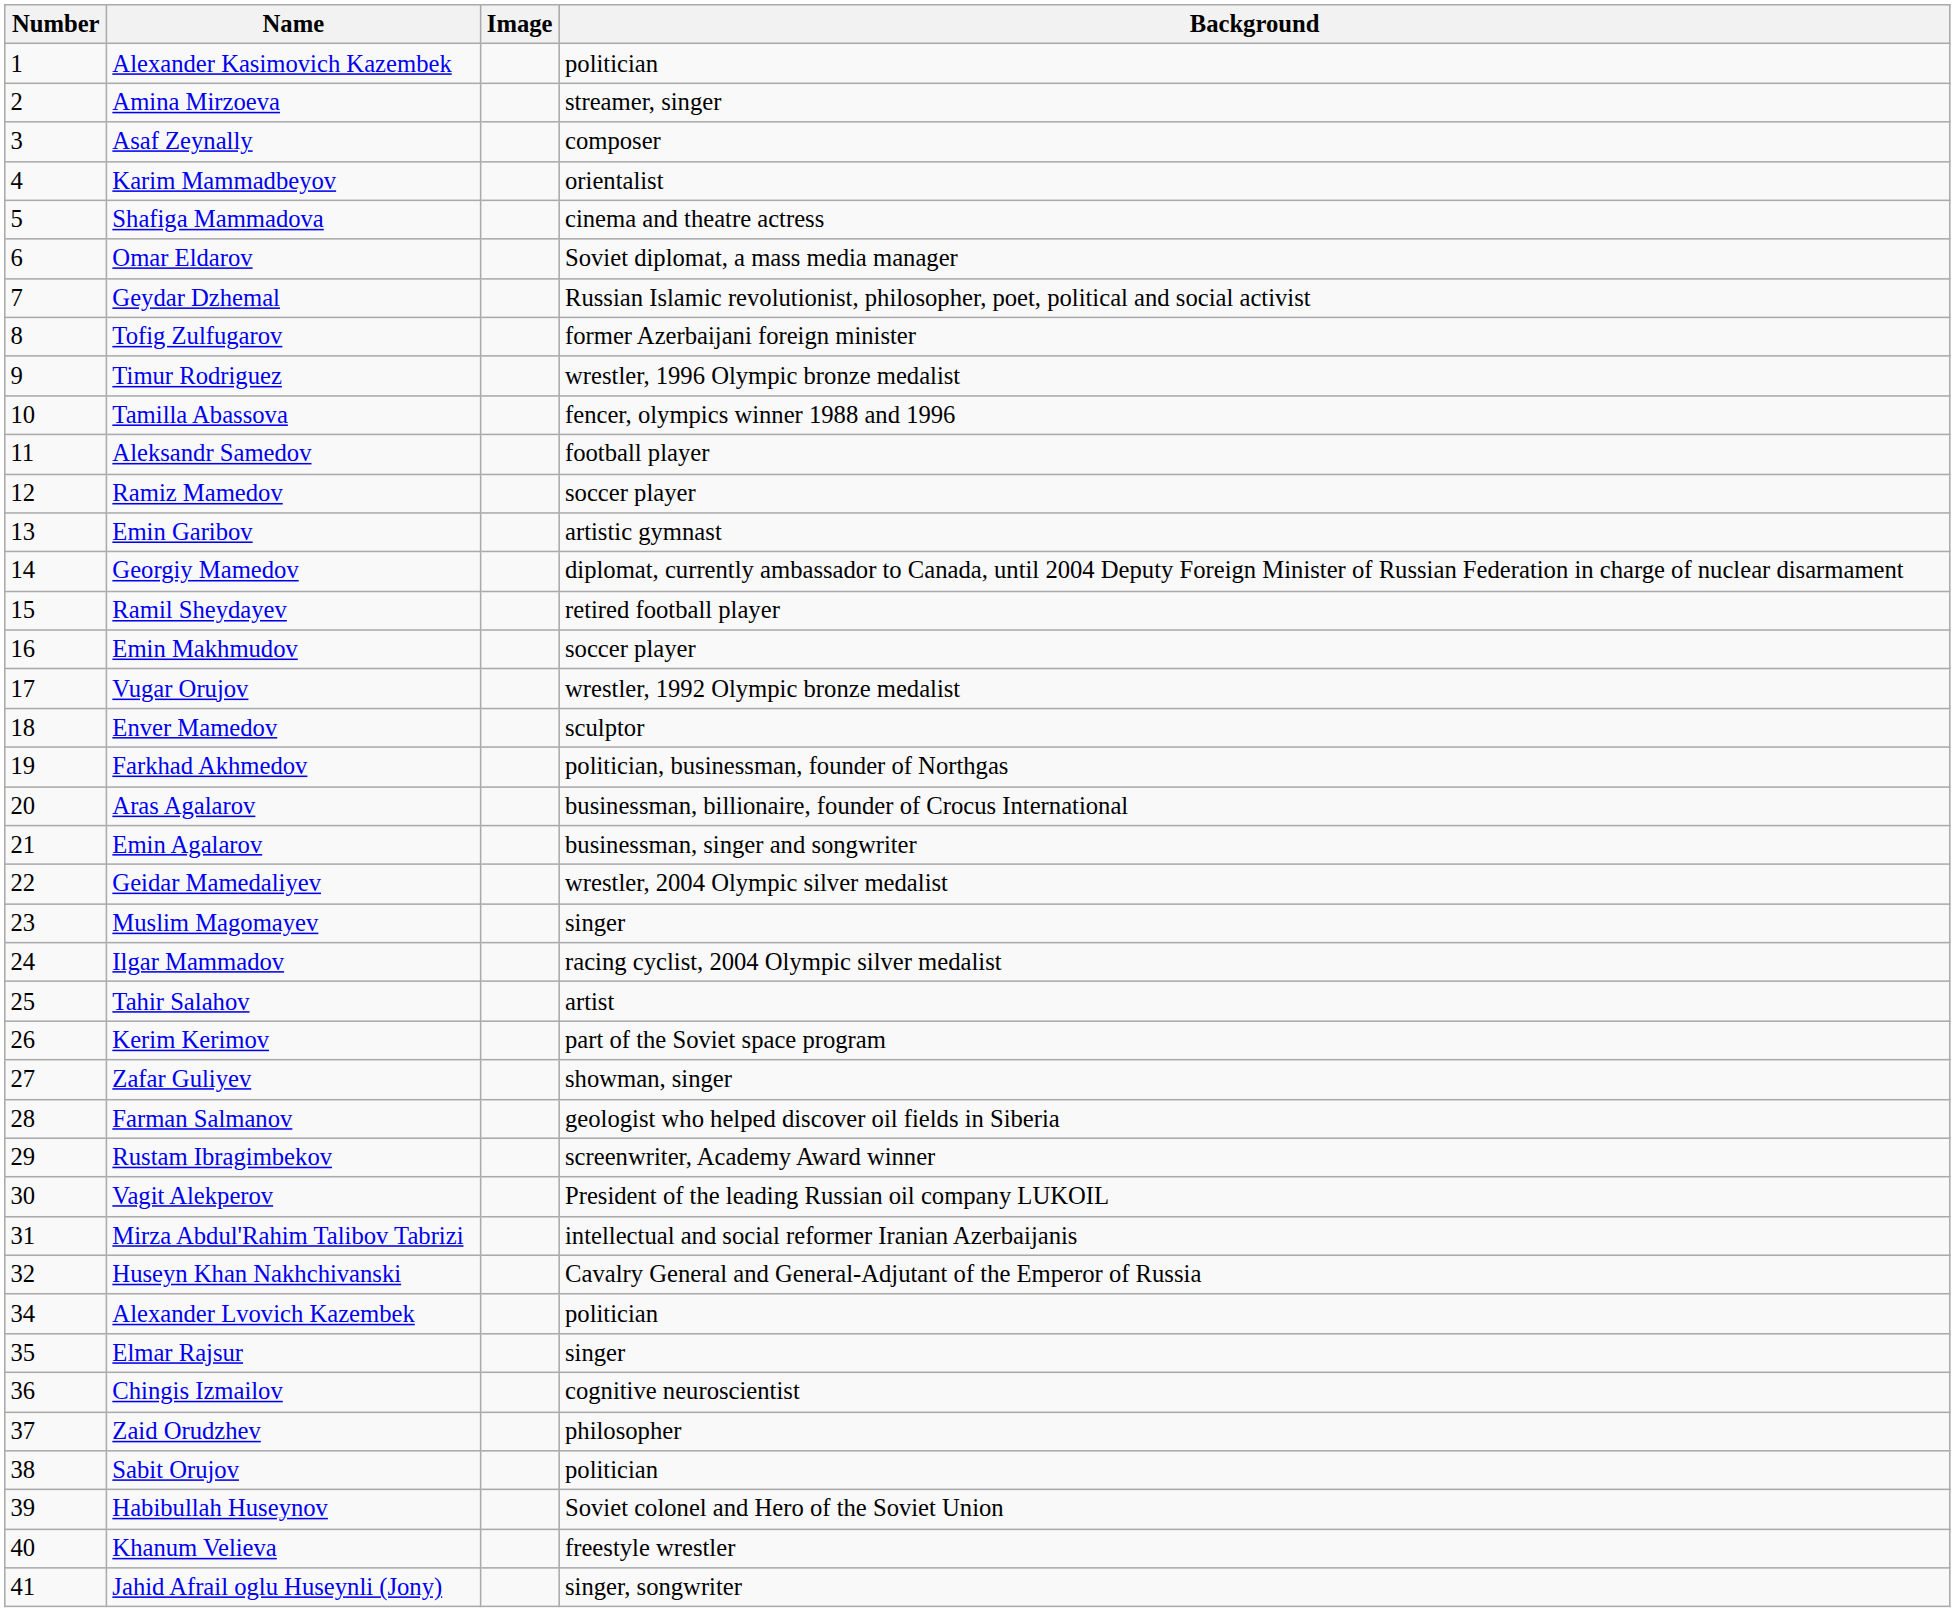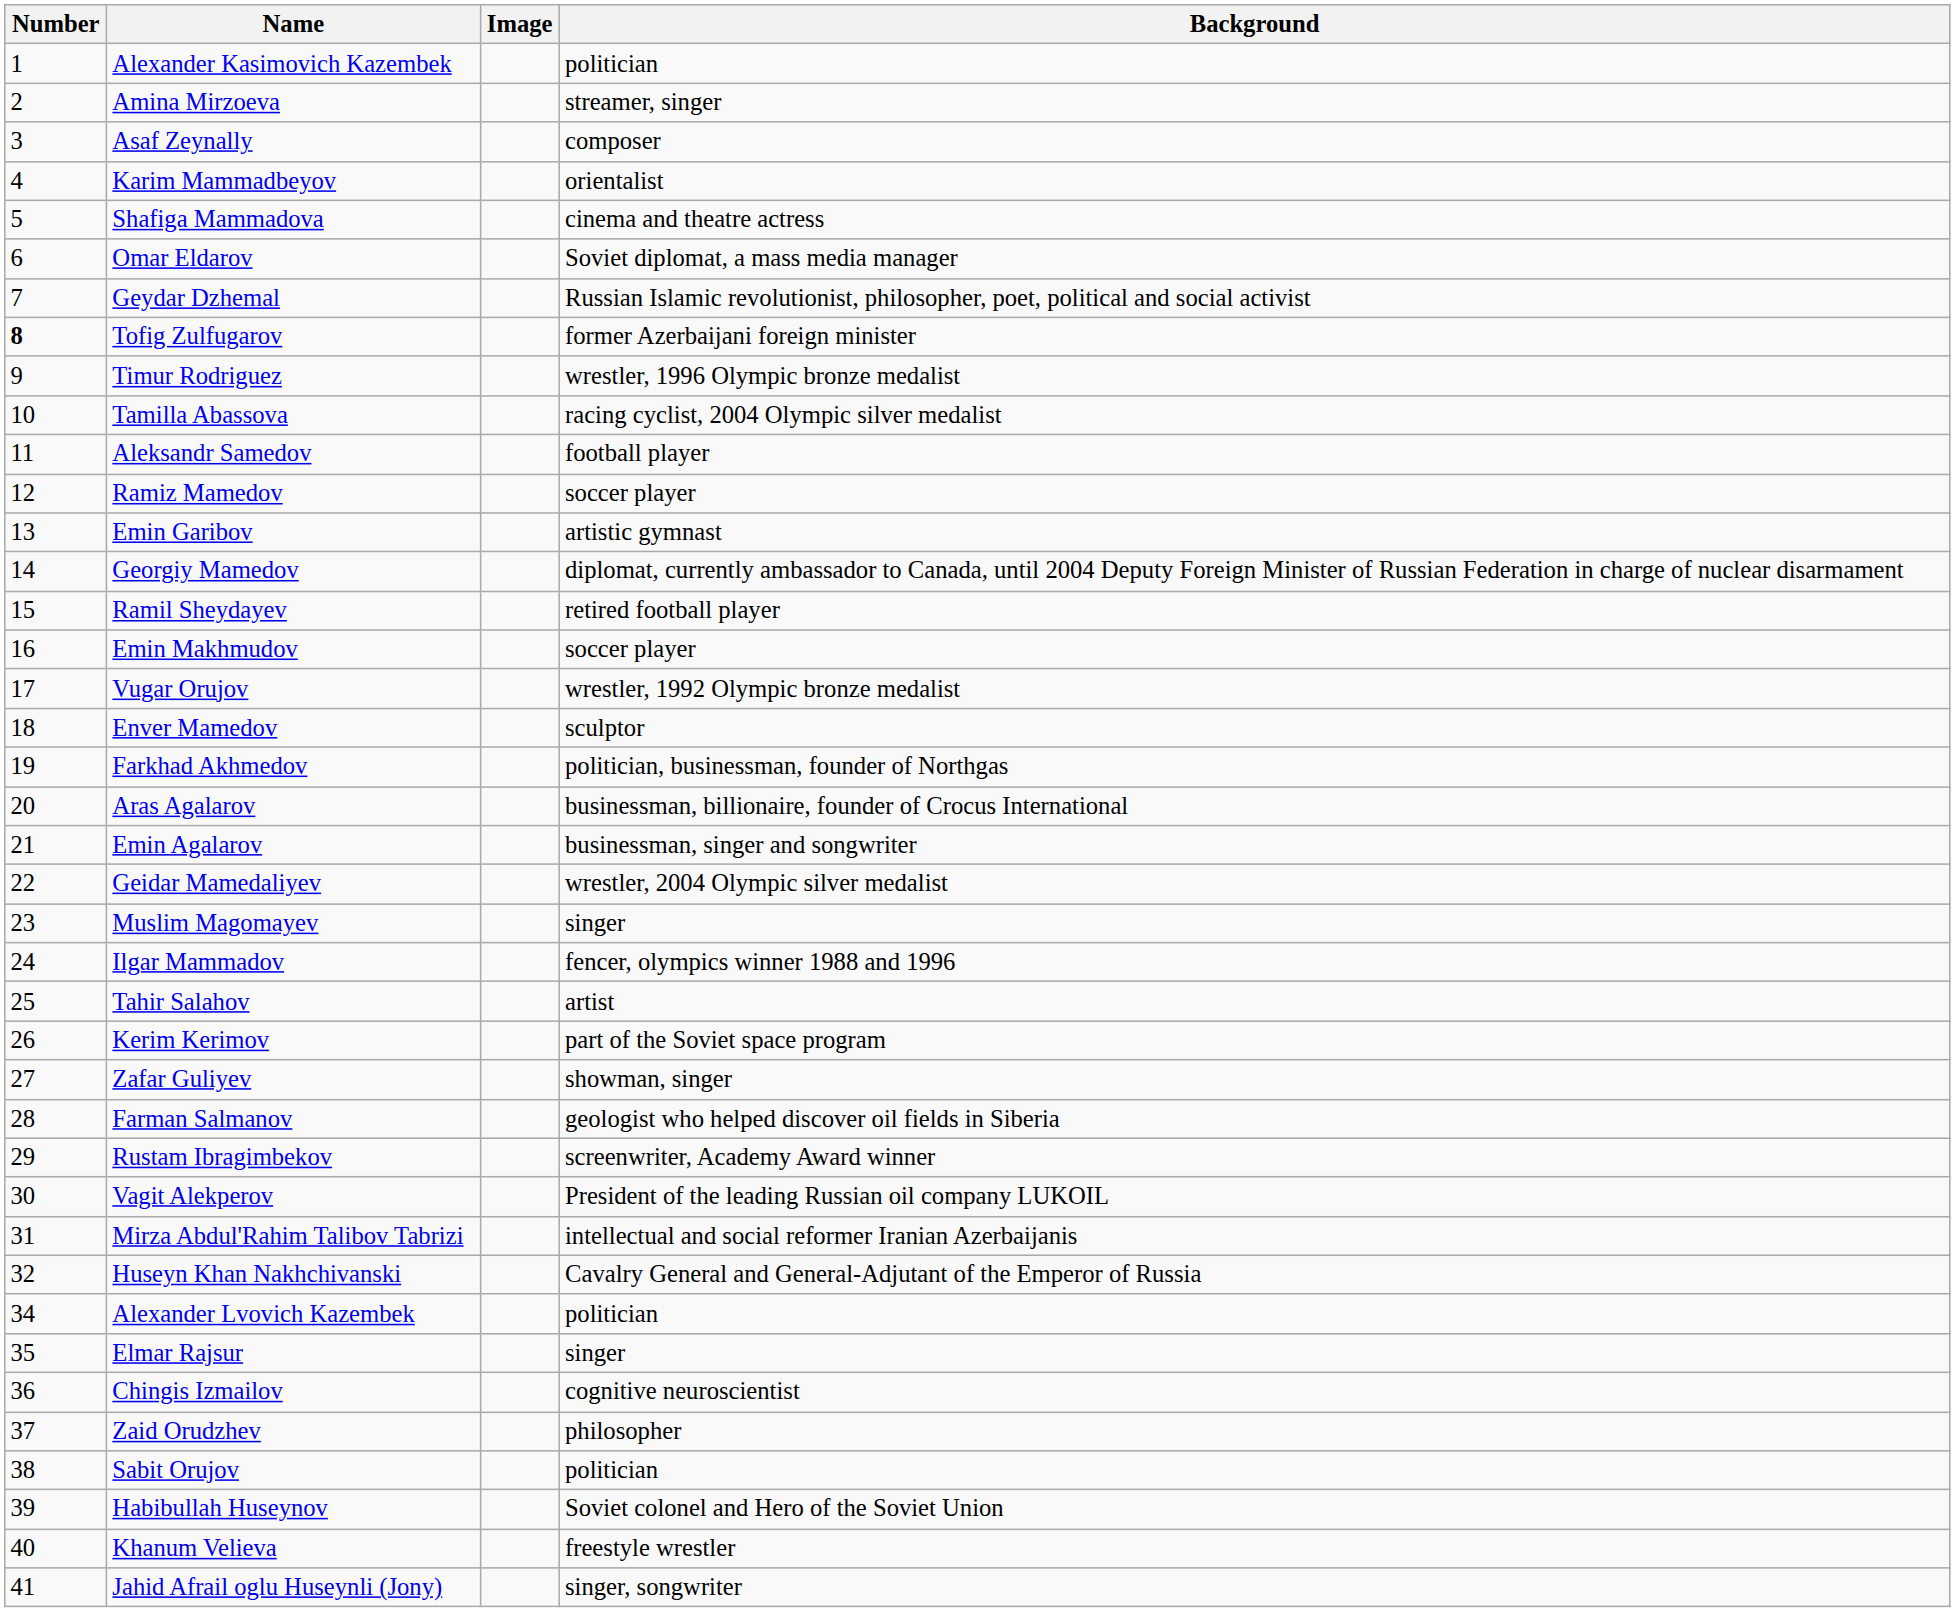(17, 336) normal -> (17, 336) bold
(760, 414) fencer, olympics winner 1988 and 1996 -> (783, 414) racing cyclist, 2004 Olympic silver medalist
(783, 961) racing cyclist, 2004 Olympic silver medalist -> (760, 961) fencer, olympics winner 1988 and 1996
